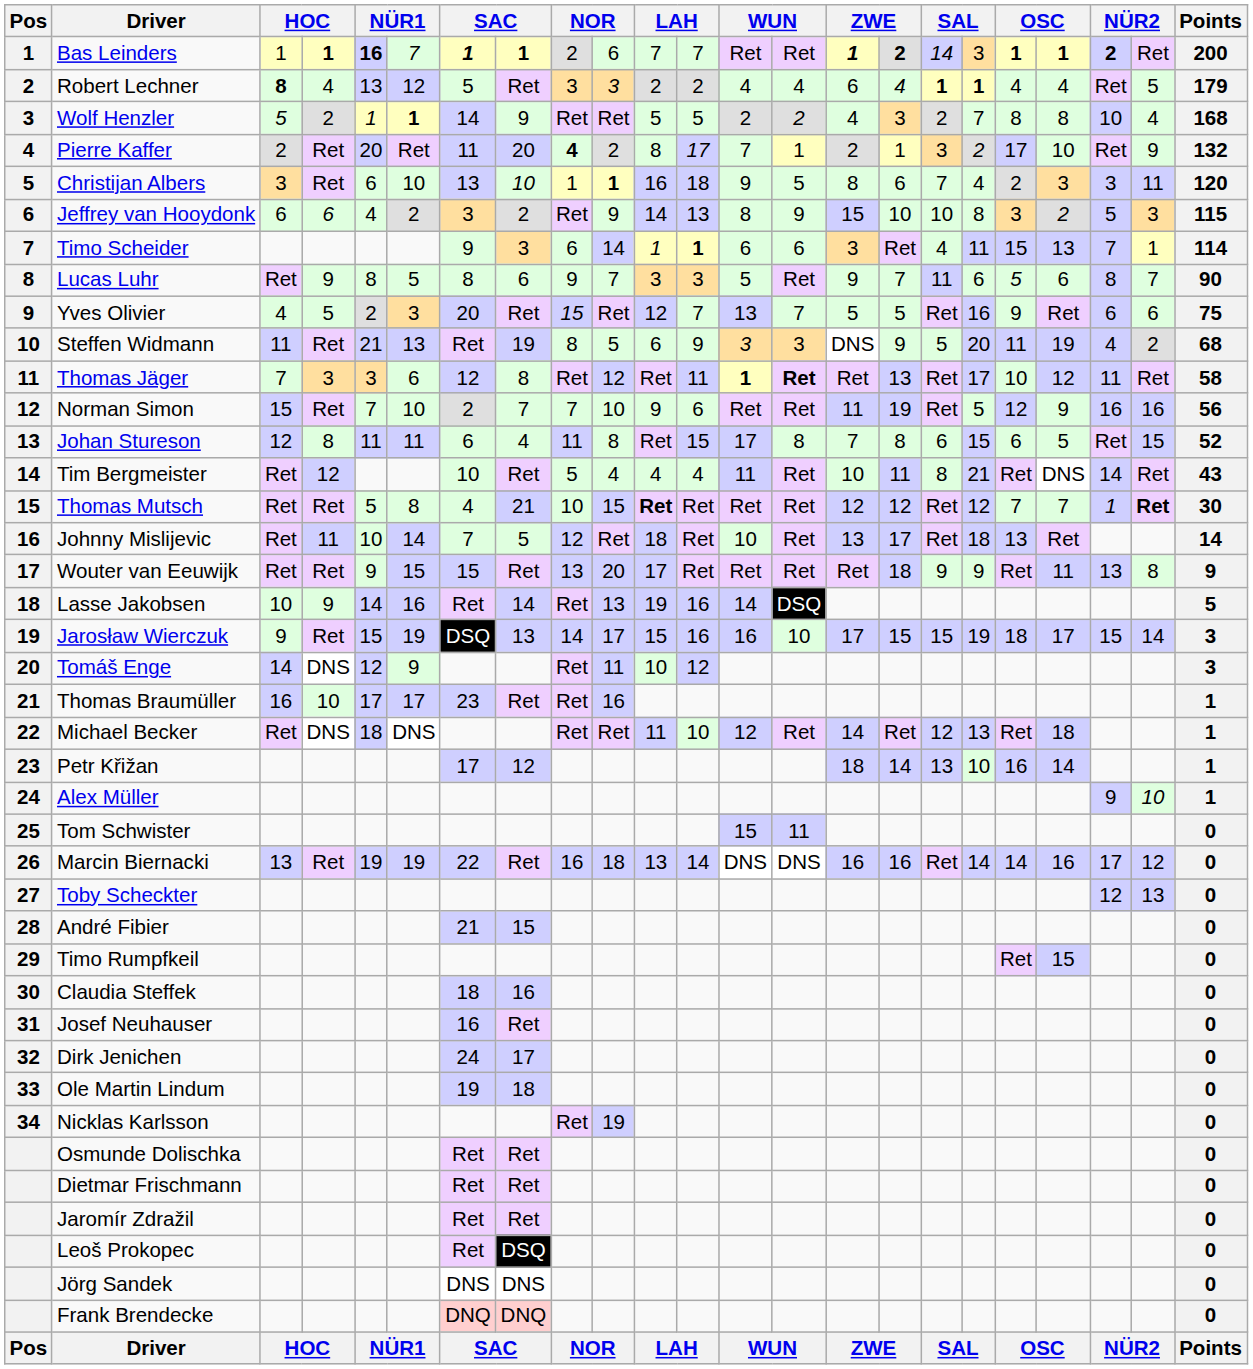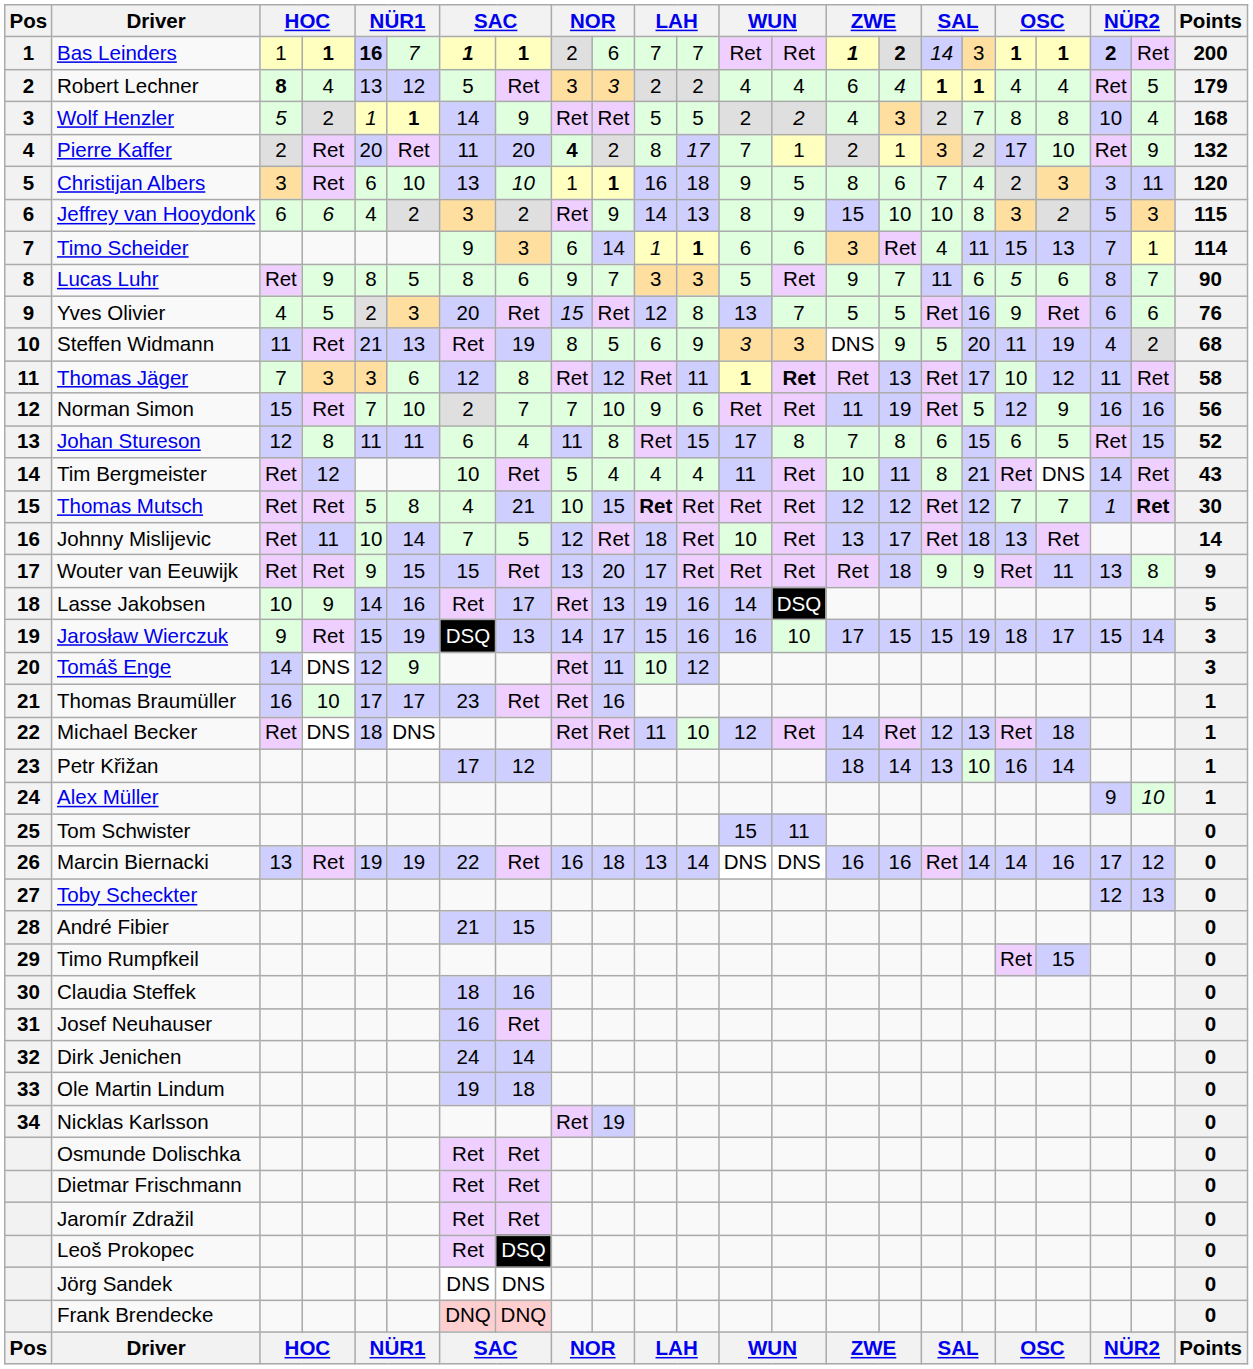(698, 312) 7 -> (698, 312) 8
(1211, 312) 75 -> (1211, 312) 76
(523, 603) 14 -> (523, 603) 17
(523, 1056) 17 -> (523, 1056) 14
